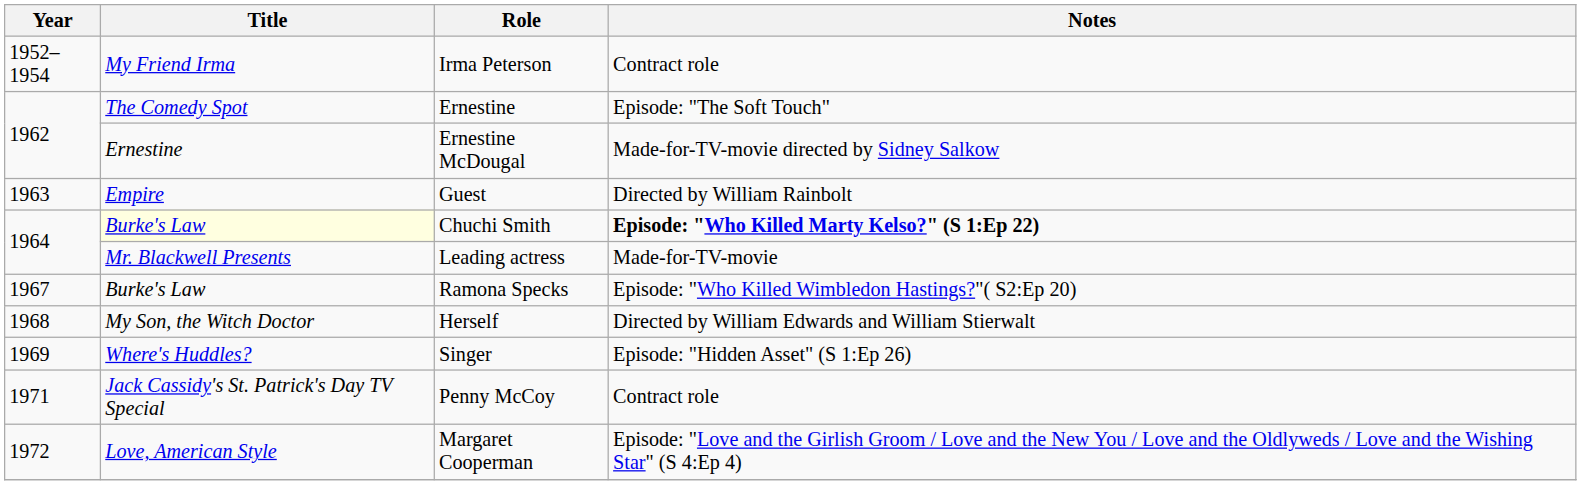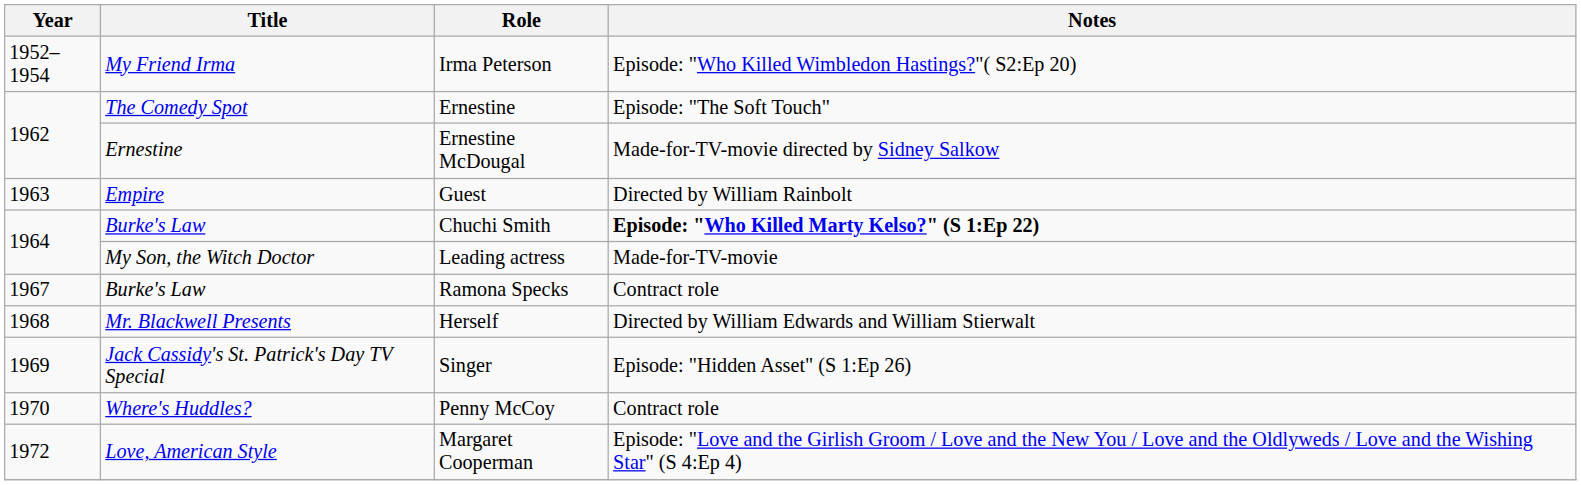(666, 63) Contract role -> (845, 63) Episode: "Who Killed Wimbledon Hastings?"( S2:Ep 20)
(155, 225) lightyellow background -> (155, 225) no background
(198, 257) Mr. Blackwell Presents -> (210, 257) My Son, the Witch Doctor
(845, 289) Episode: "Who Killed Wimbledon Hastings?"( S2:Ep 20) -> (666, 289) Contract role
(210, 321) My Son, the Witch Doctor -> (198, 321) Mr. Blackwell Presents
(178, 353) Where's Huddles? -> (249, 364) Jack Cassidy's St. Patrick's Day TV Special
(29, 396) 1971 -> (29, 408) 1970
(249, 396) Jack Cassidy's St. Patrick's Day TV Special -> (178, 408) Where's Huddles?
